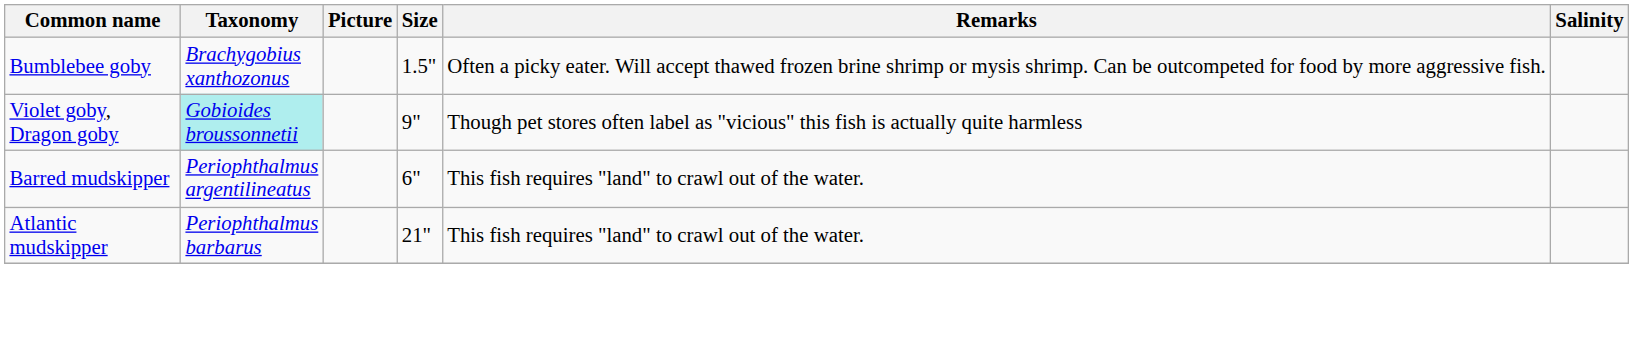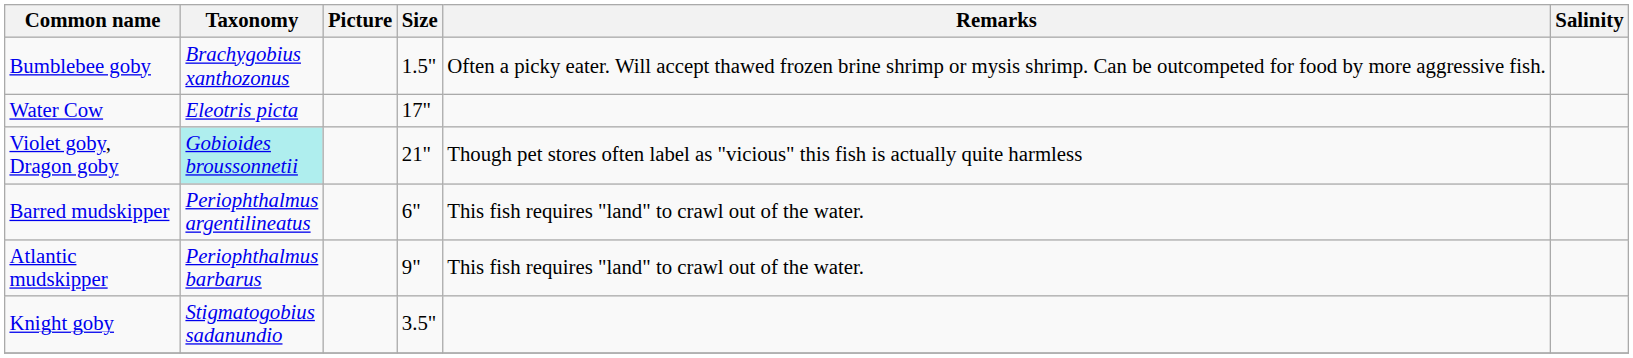+ row: (56, 110)
(411, 122) 9" -> (416, 155) 21"
(416, 234) 21" -> (411, 267) 9"
+ row: (62, 324)
